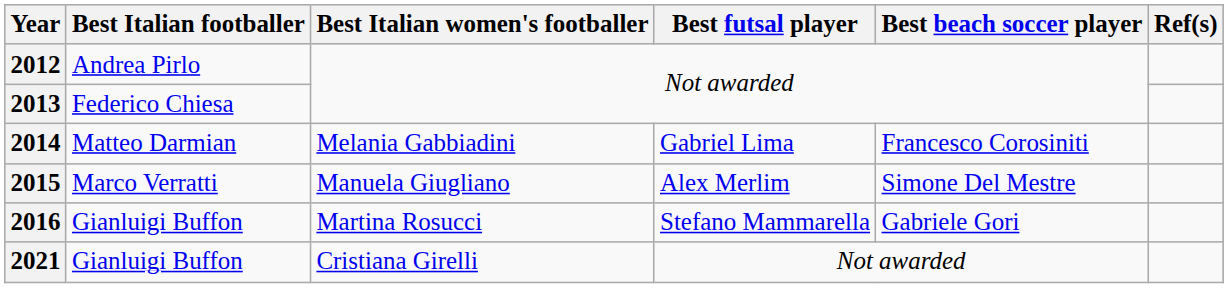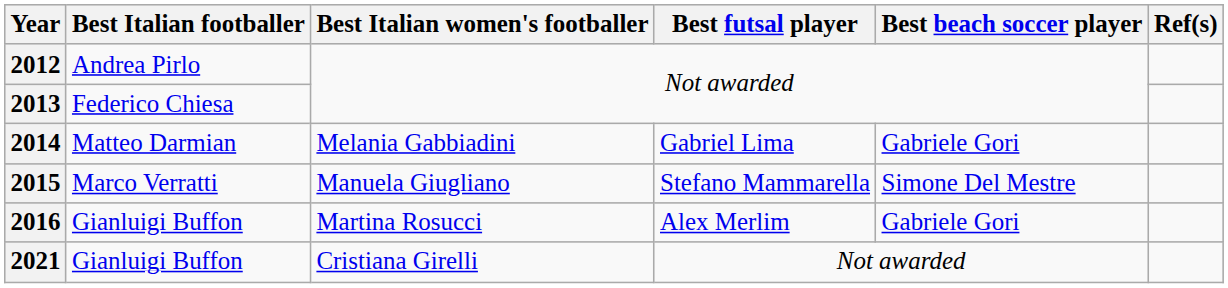(985, 143) Francesco Corosiniti -> (950, 143) Gabriele Gori
(725, 182) Alex Merlim -> (765, 182) Stefano Mammarella
(765, 222) Stefano Mammarella -> (725, 222) Alex Merlim
